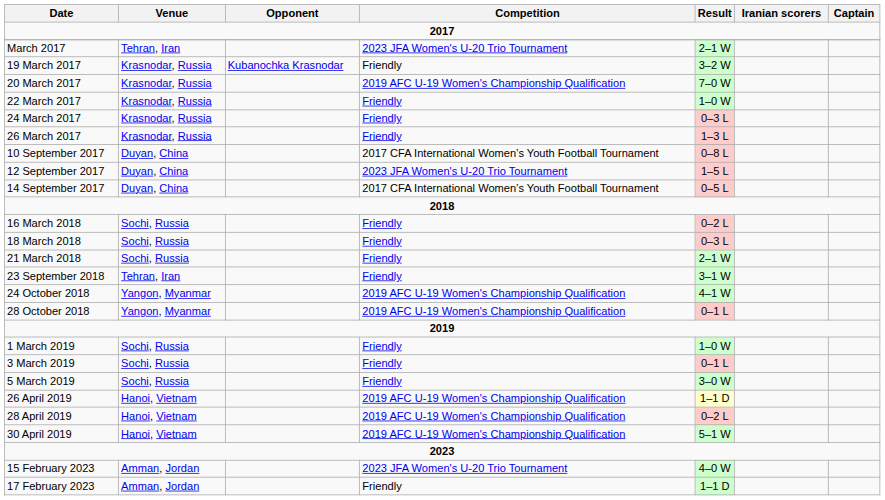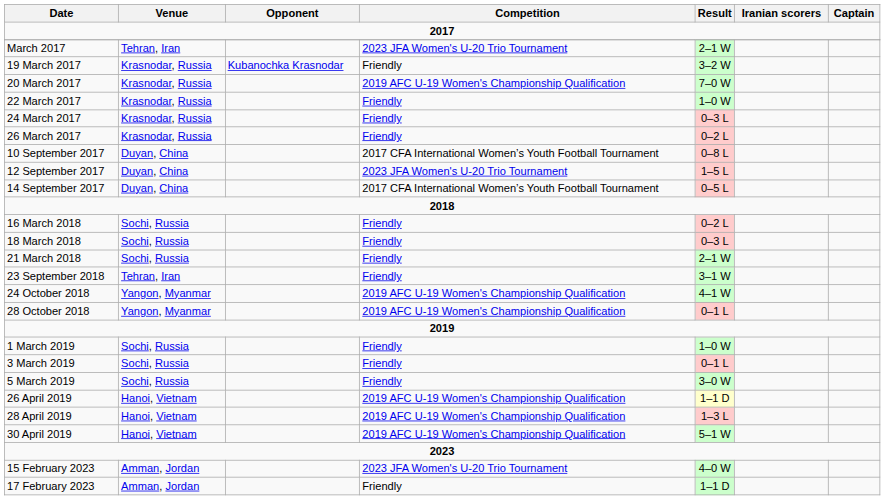(715, 136) 1–3 L -> (715, 136) 0–2 L
(715, 416) 0–2 L -> (715, 416) 1–3 L
